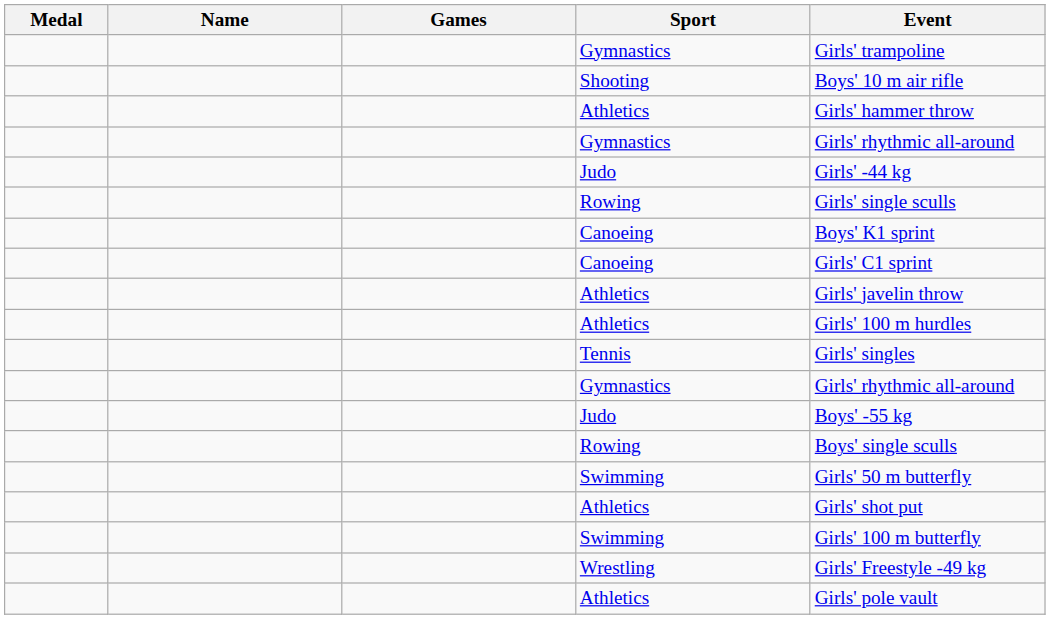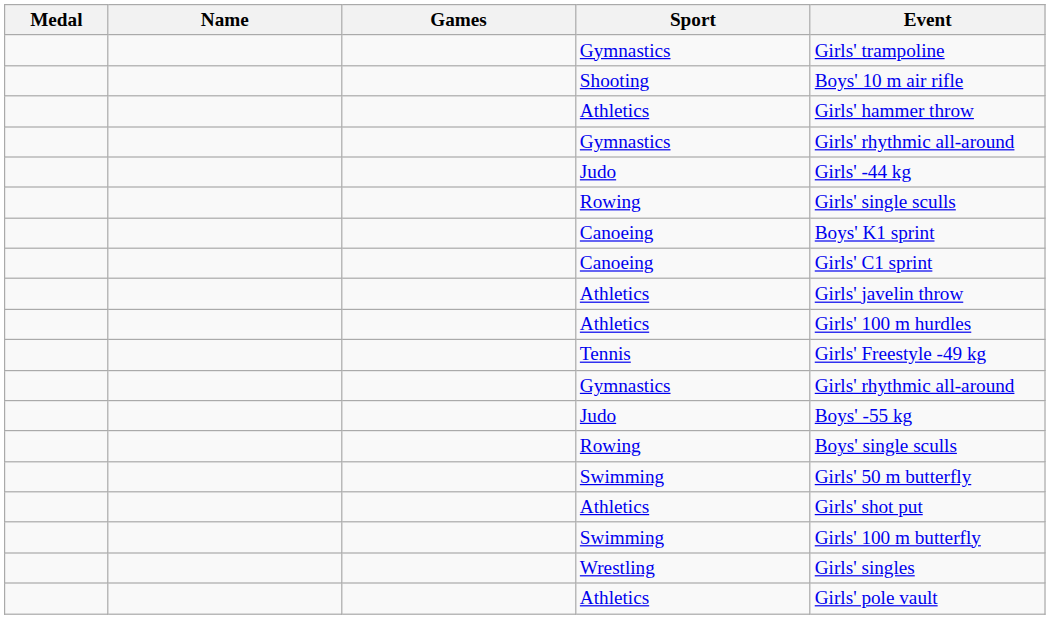(865, 354) Girls' singles -> (900, 354) Girls' Freestyle -49 kg
(900, 567) Girls' Freestyle -49 kg -> (865, 567) Girls' singles
